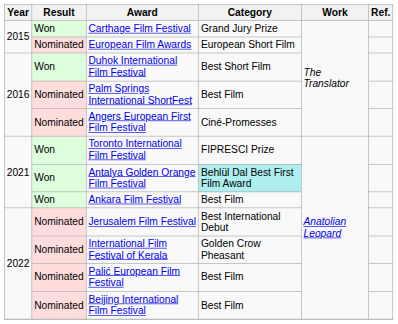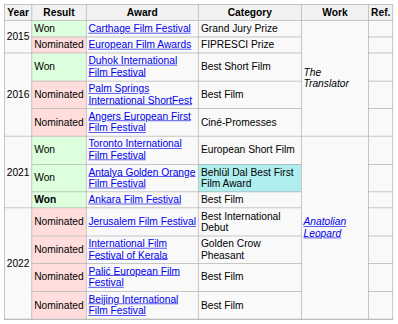(248, 45) European Short Film -> (238, 45) FIPRESCI Prize
(238, 150) FIPRESCI Prize -> (248, 150) European Short Film
(45, 200) normal -> (45, 200) bold
